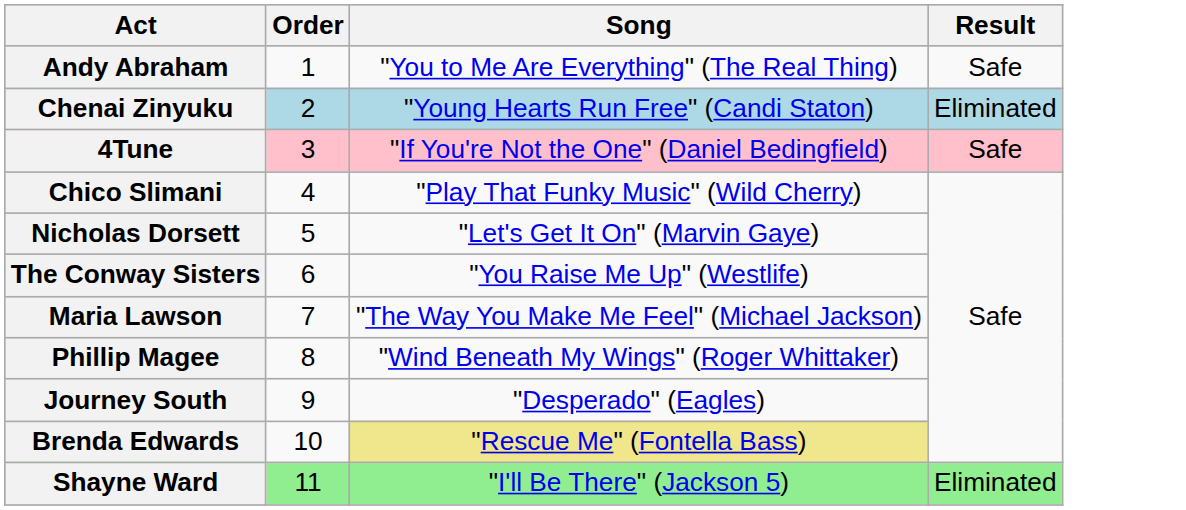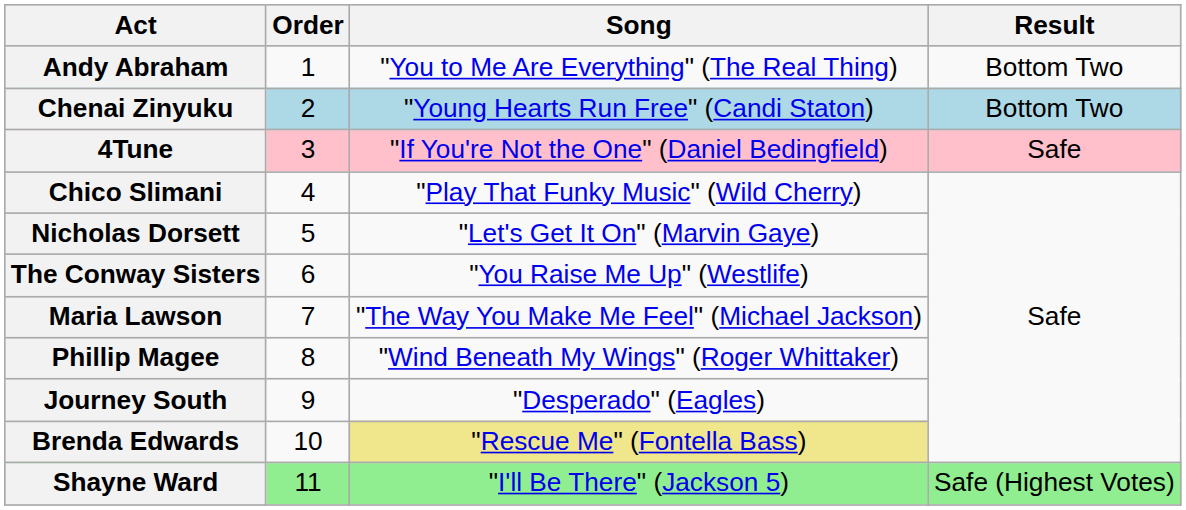(995, 66) Safe -> (1054, 66) Bottom Two
(995, 108) Eliminated -> (1054, 108) Bottom Two
(995, 483) Eliminated -> (1054, 483) Safe (Highest Votes)
